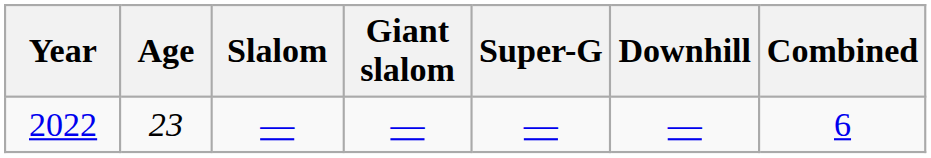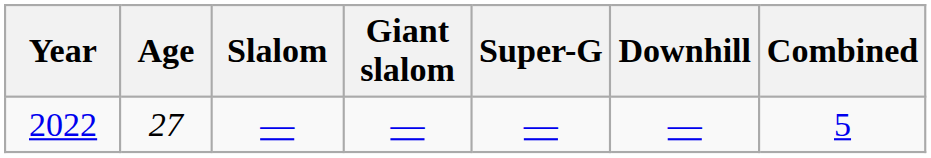(166, 123) 23 -> (166, 123) 27
(843, 123) 6 -> (843, 123) 5
